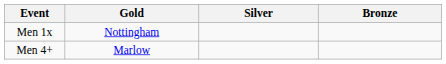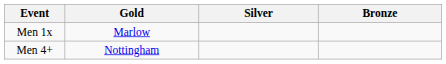(132, 31) Nottingham -> (132, 31) Marlow
(132, 50) Marlow -> (132, 50) Nottingham
